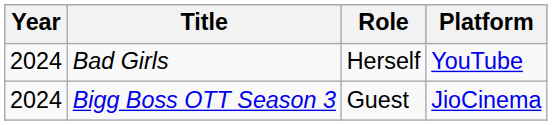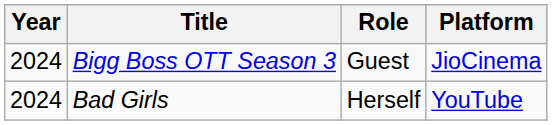rows swapped: (121, 62) <-> (204, 100)
